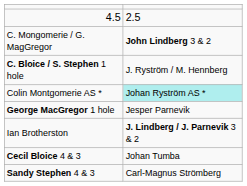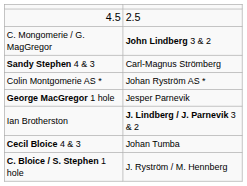rows swapped: (56, 70) <-> (51, 173)
(166, 93) paleturquoise background -> (166, 81) no background
